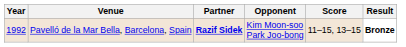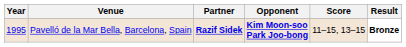(16, 30) 1992 -> (16, 30) 1995
(275, 30) normal -> (277, 30) bold
